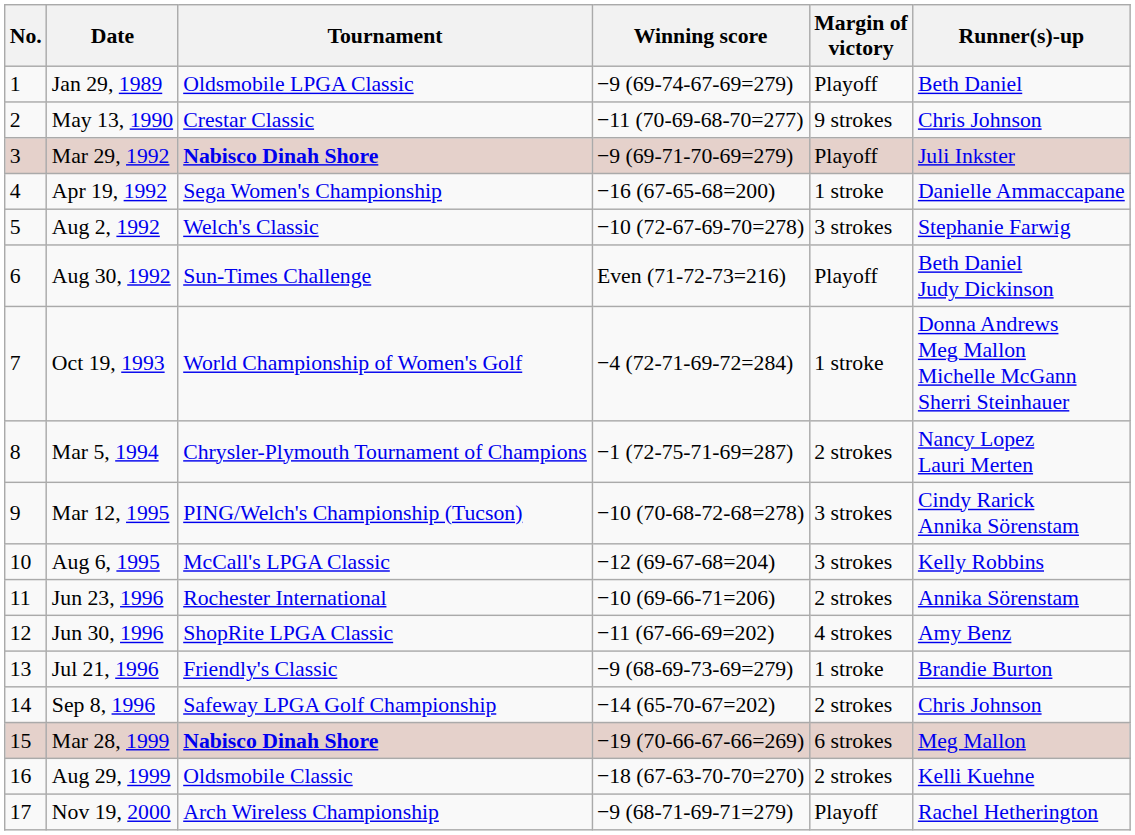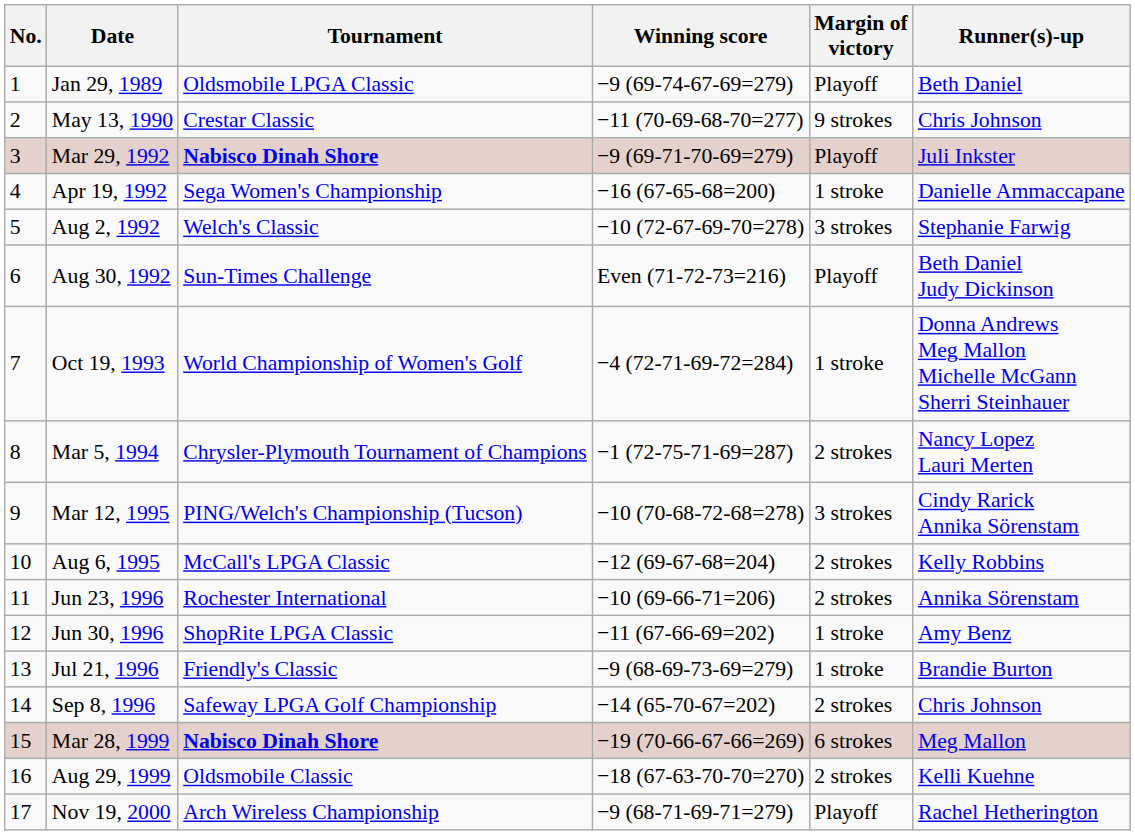(853, 561) 3 strokes -> (853, 561) 2 strokes
(853, 632) 4 strokes -> (849, 632) 1 stroke
